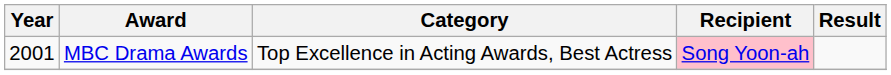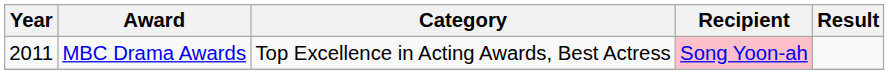(32, 52) 2001 -> (31, 52) 2011
